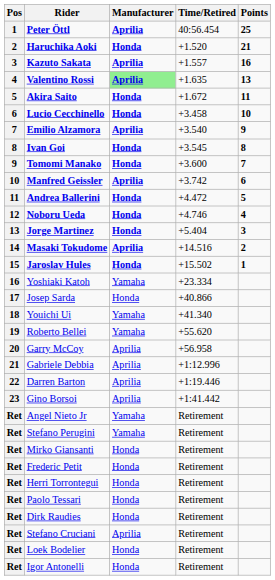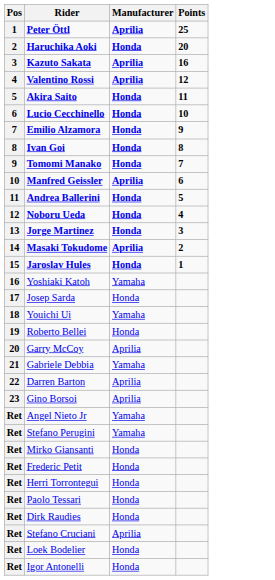- column: (207, 13)
(246, 46) 21 -> (183, 46) 20
(128, 80) lightgreen background -> (128, 80) no background
(246, 80) 13 -> (183, 80) 12
(128, 130) Aprilia -> (127, 130) Honda
(128, 332) Yamaha -> (126, 332) Honda
(126, 365) Aprilia -> (128, 365) Yamaha
